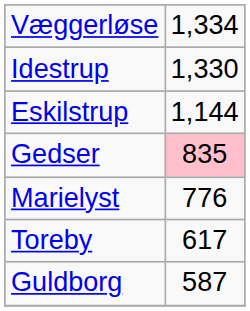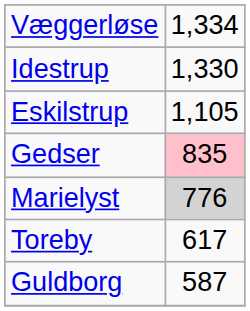(205, 111) 1,144 -> (205, 111) 1,105
(205, 197) no background -> (205, 197) lightgrey background
